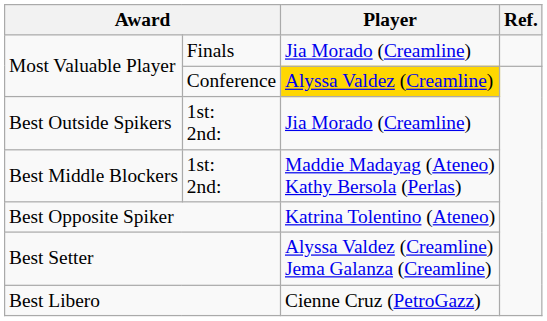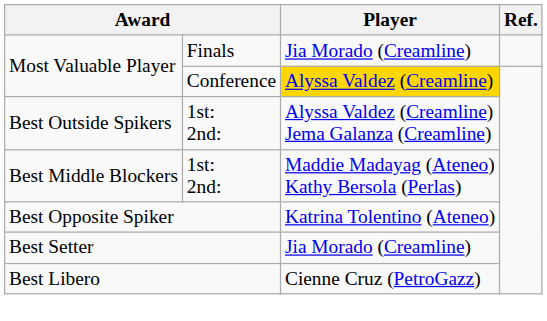(378, 122) Jia Morado (Creamline) -> (389, 122) Alyssa Valdez (Creamline) Jema Galanza (Creamline)
(389, 258) Alyssa Valdez (Creamline) Jema Galanza (Creamline) -> (378, 247) Jia Morado (Creamline)
